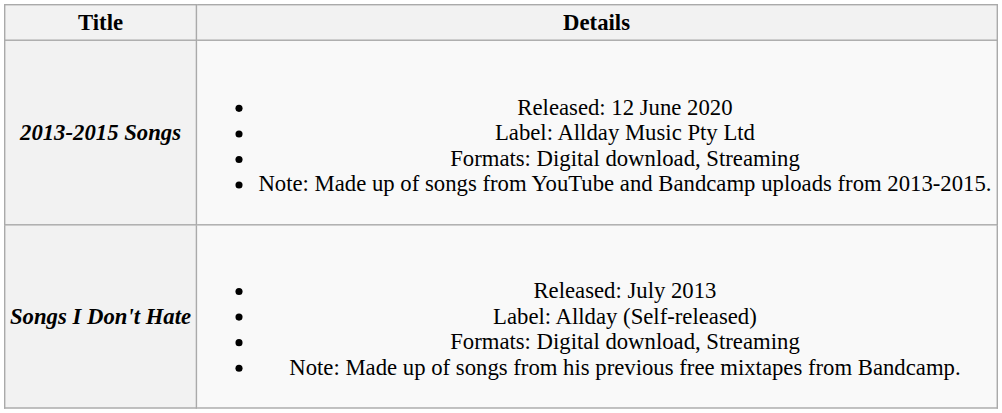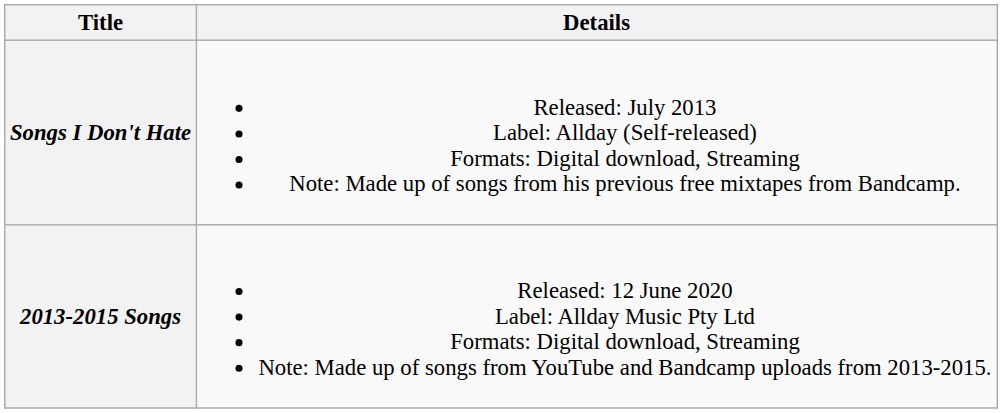rows swapped: (101, 316) <-> (101, 132)
